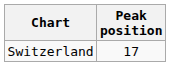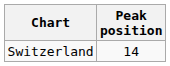(131, 51) 17 -> (131, 51) 14
